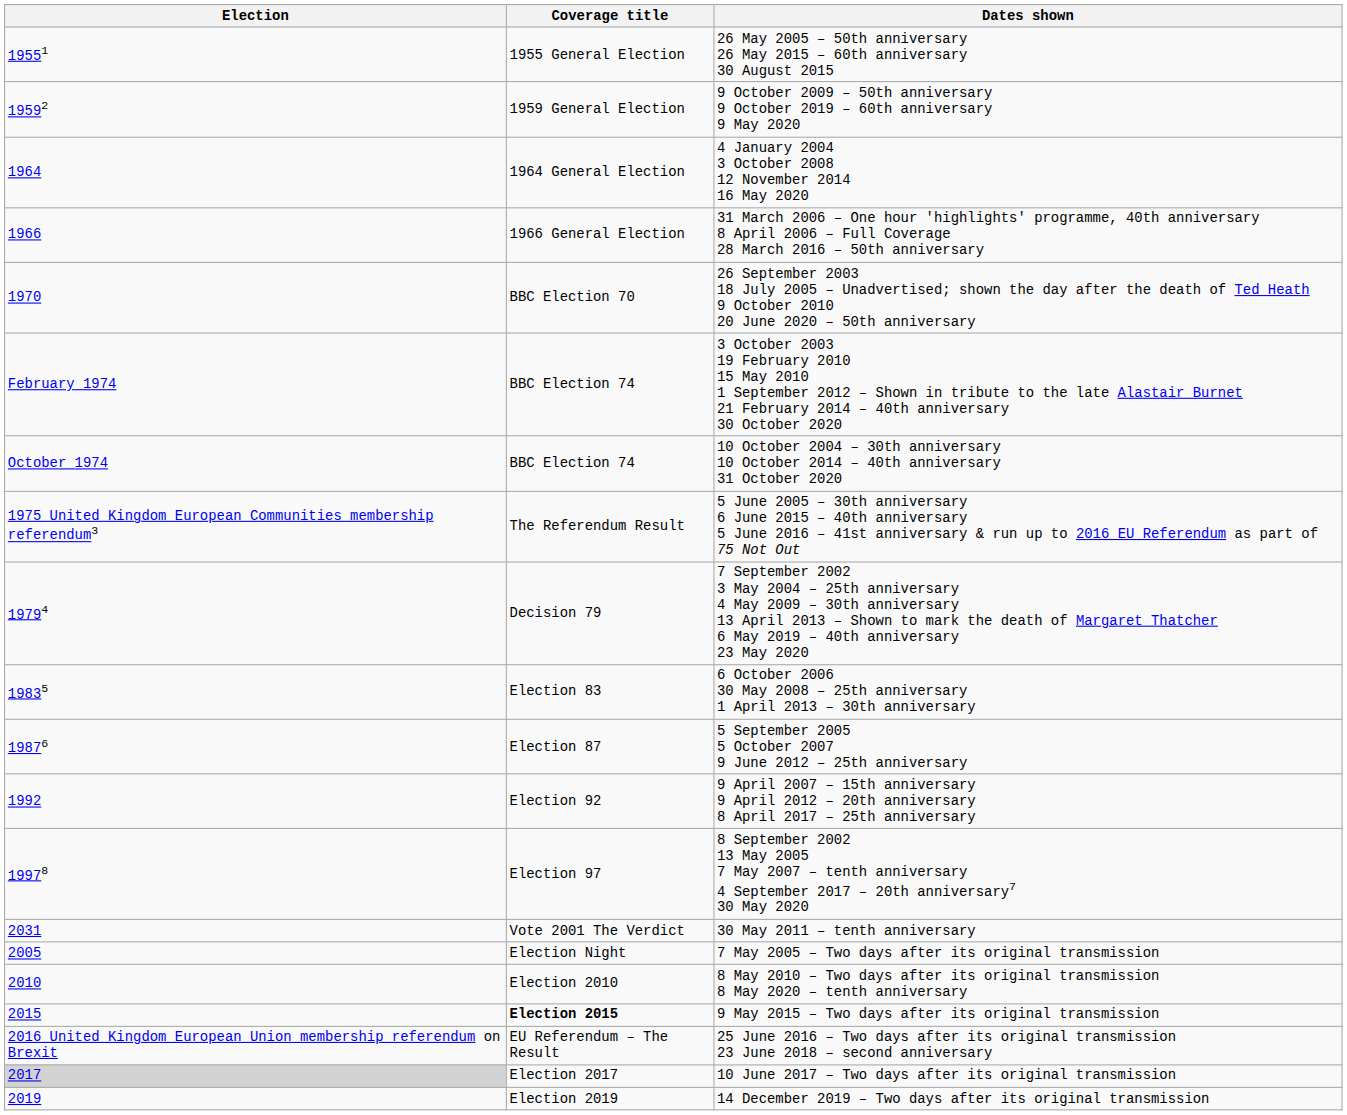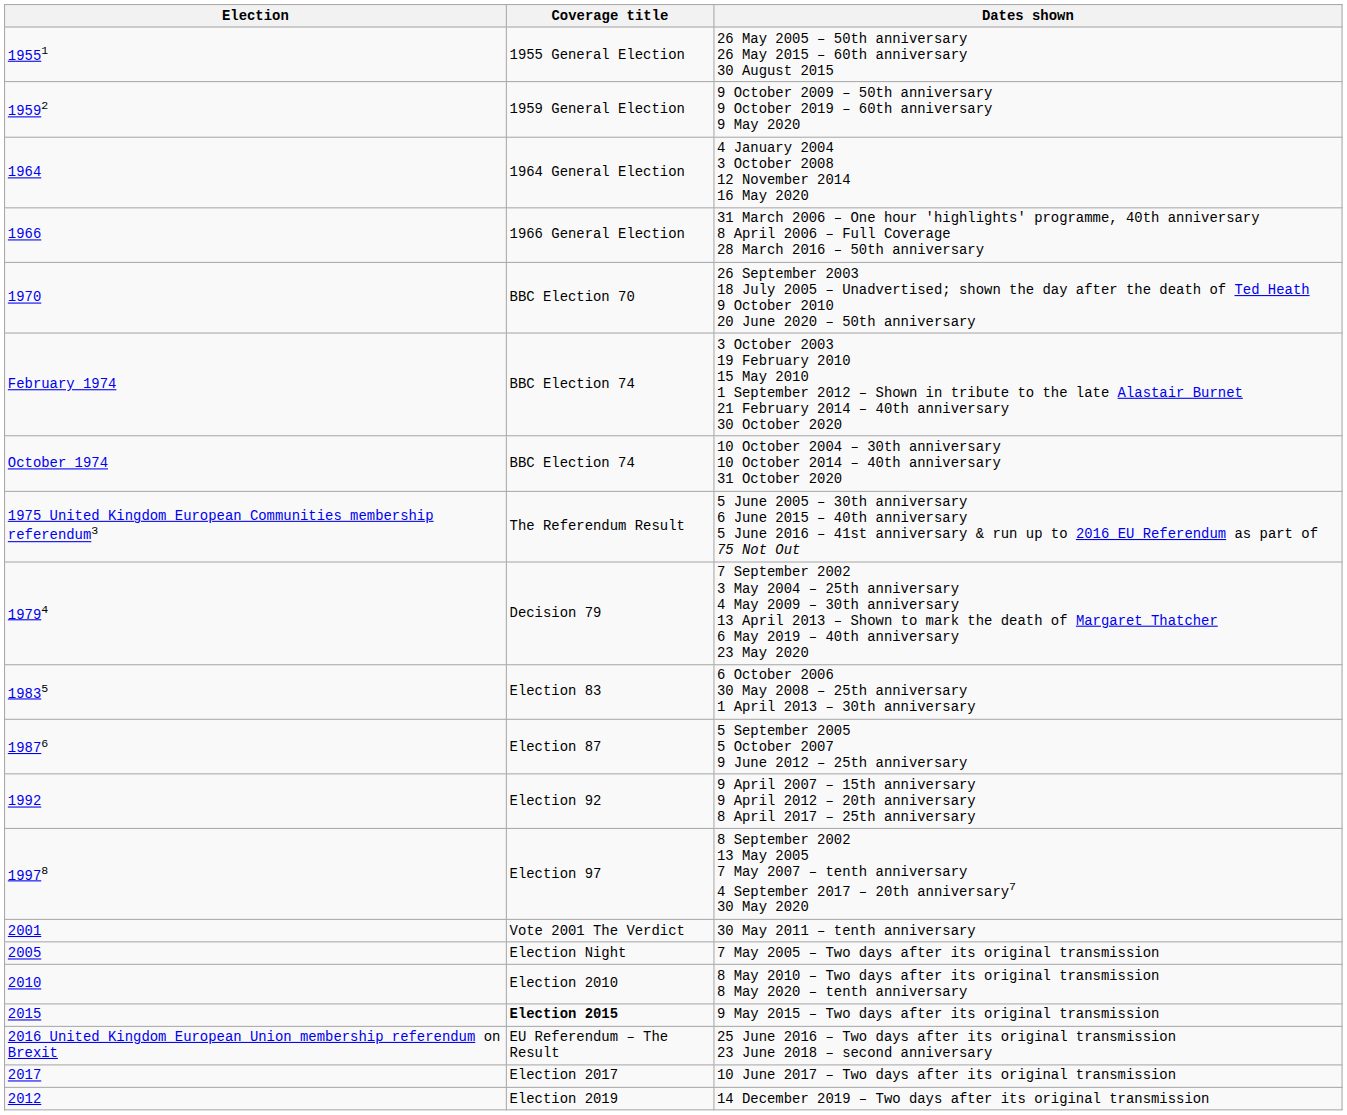(25, 931) 2031 -> (25, 931) 2001
(25, 1076) lightgrey background -> (25, 1076) no background
(25, 1099) 2019 -> (25, 1099) 2012
